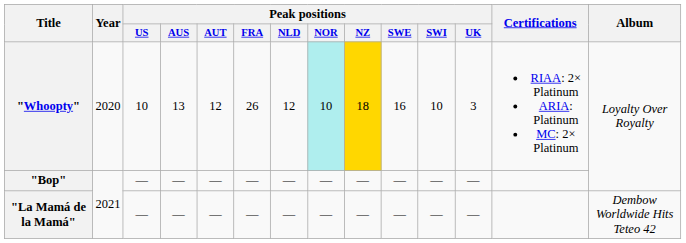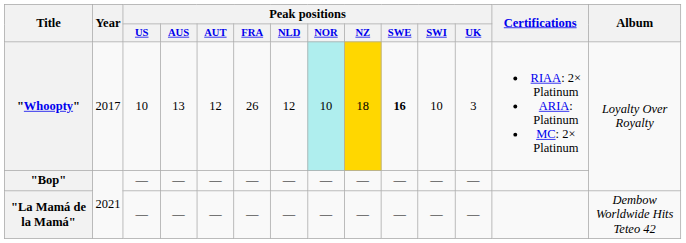(108, 106) 2020 -> (108, 106) 2017
(400, 106) normal -> (400, 106) bold
